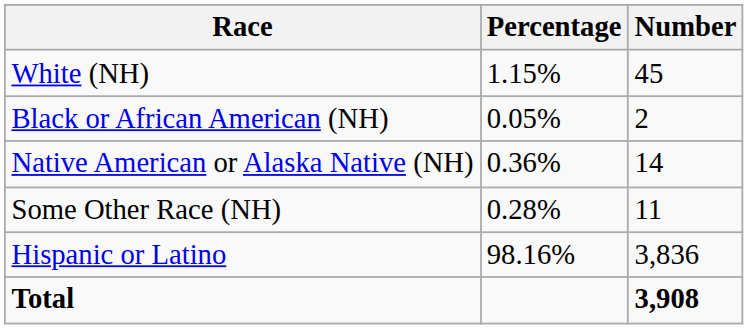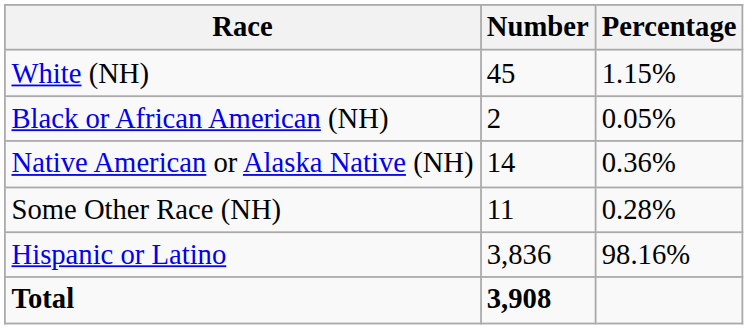columns swapped: (686, 27) <-> (554, 27)
